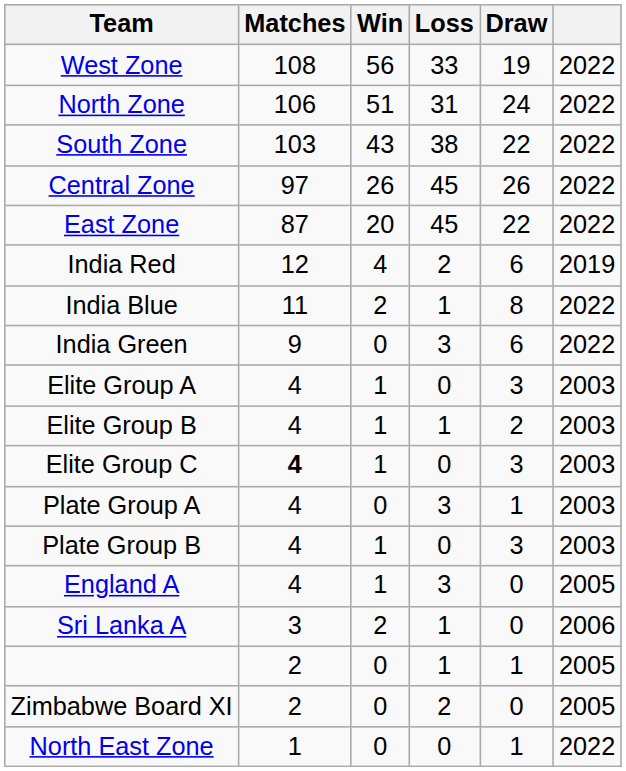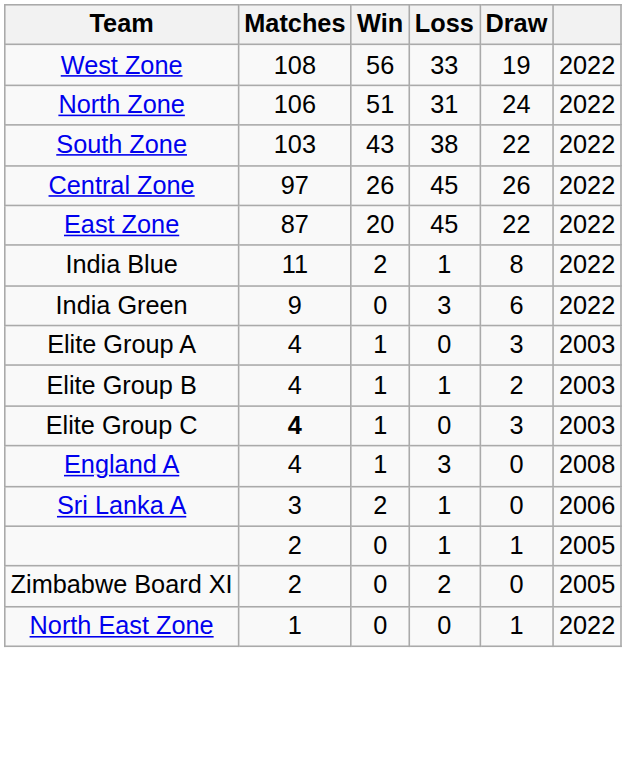- row: (122, 265)
- row: (122, 505)
- row: (122, 545)
(587, 585) 2005 -> (587, 465) 2008
